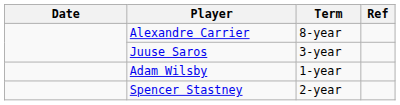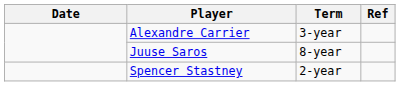(320, 33) 8-year -> (320, 33) 3-year
(320, 52) 3-year -> (320, 52) 8-year
- row: (169, 71)
